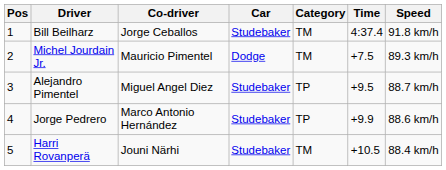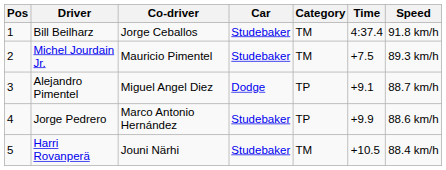(248, 56) Dodge -> (261, 56) Studebaker
(261, 87) Studebaker -> (248, 87) Dodge
(362, 87) +9.5 -> (362, 87) +9.1
